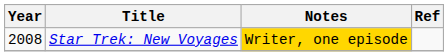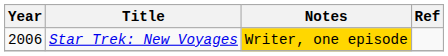(25, 40) 2008 -> (25, 40) 2006
